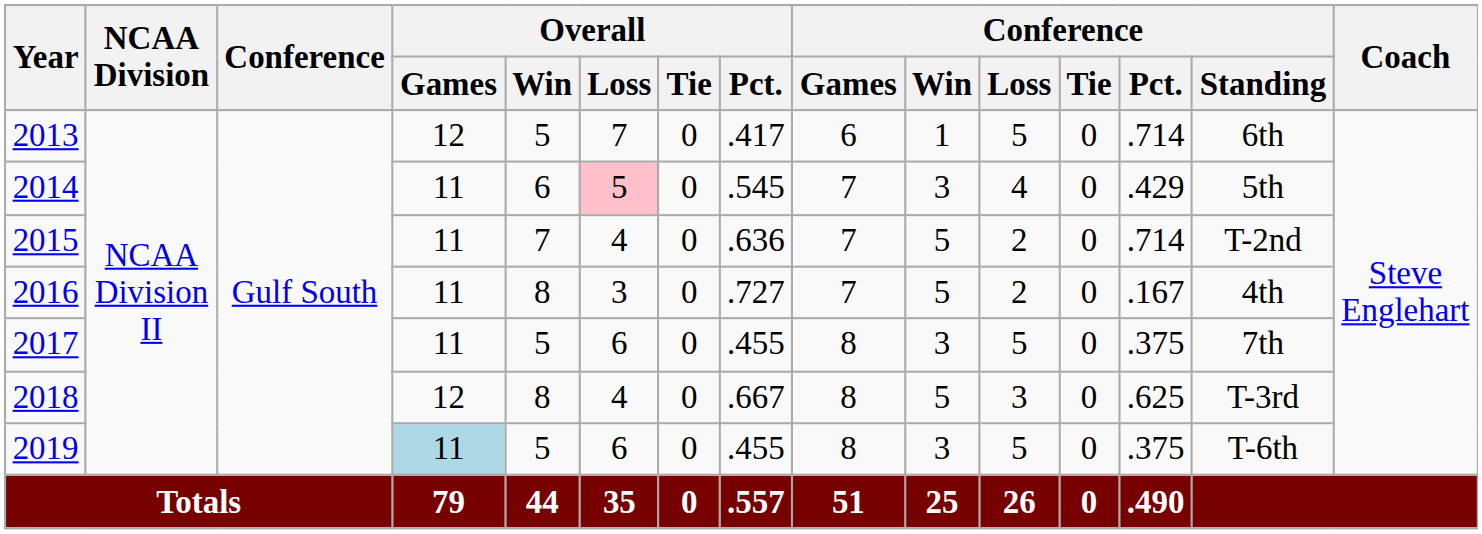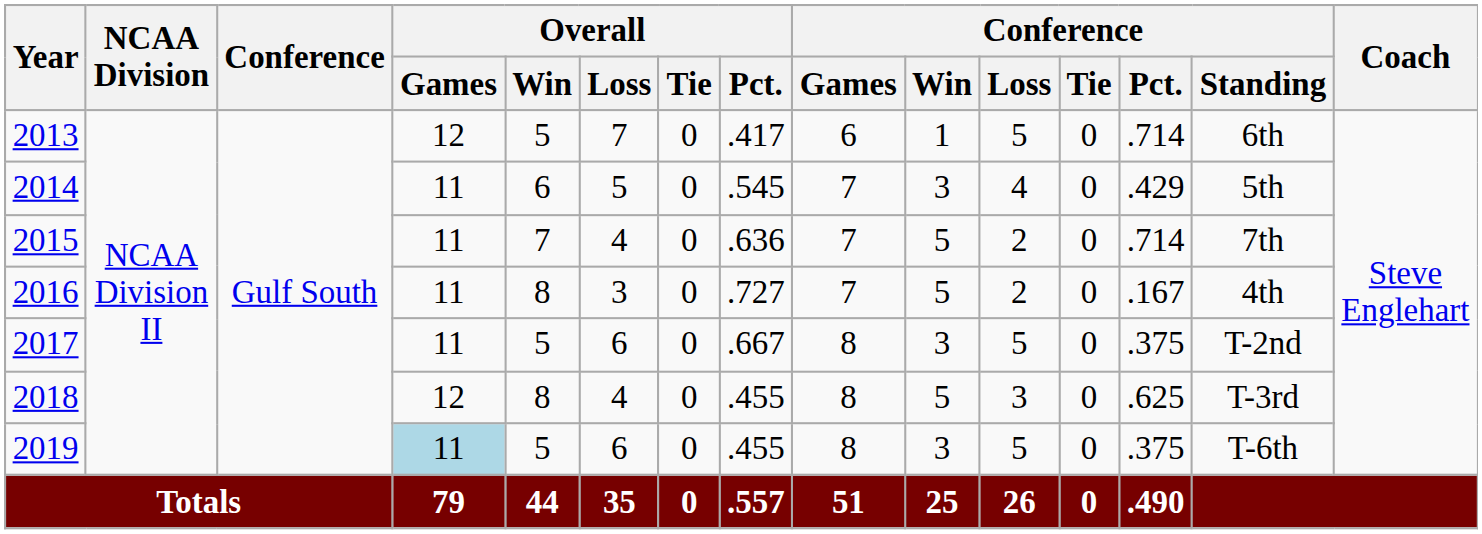(619, 187) pink background -> (619, 187) no background
(1263, 239) T-2nd -> (1263, 239) 7th
(756, 344) .455 -> (756, 344) .667
(1263, 344) 7th -> (1263, 344) T-2nd
(756, 396) .667 -> (756, 396) .455
